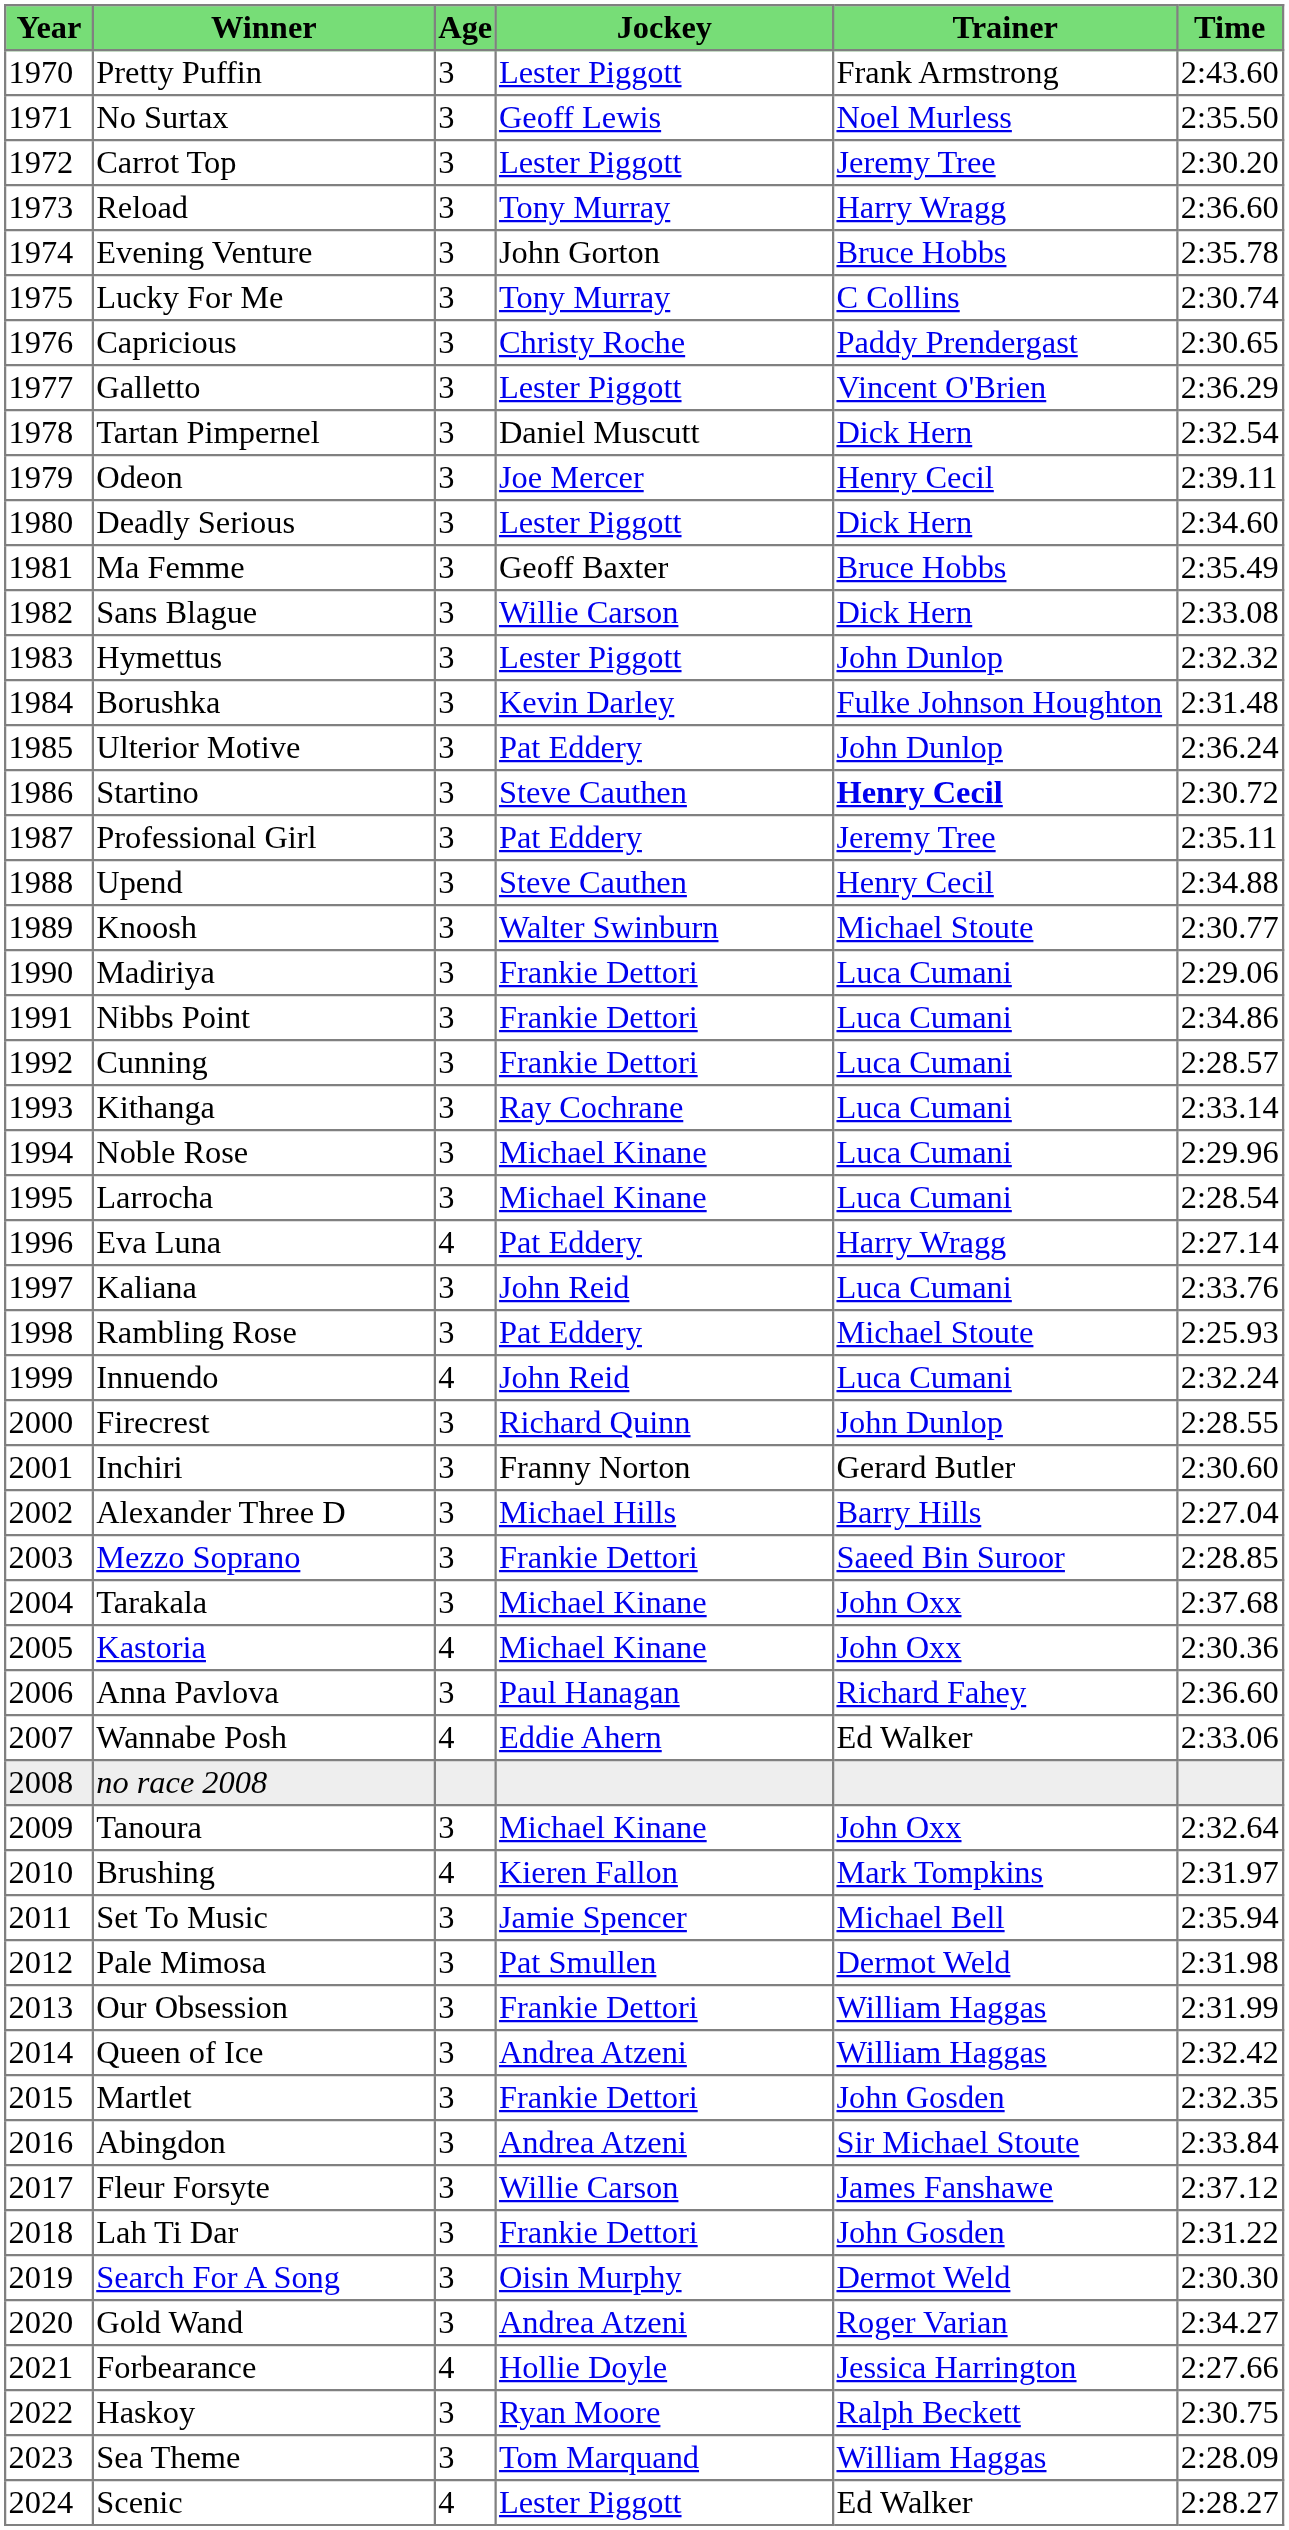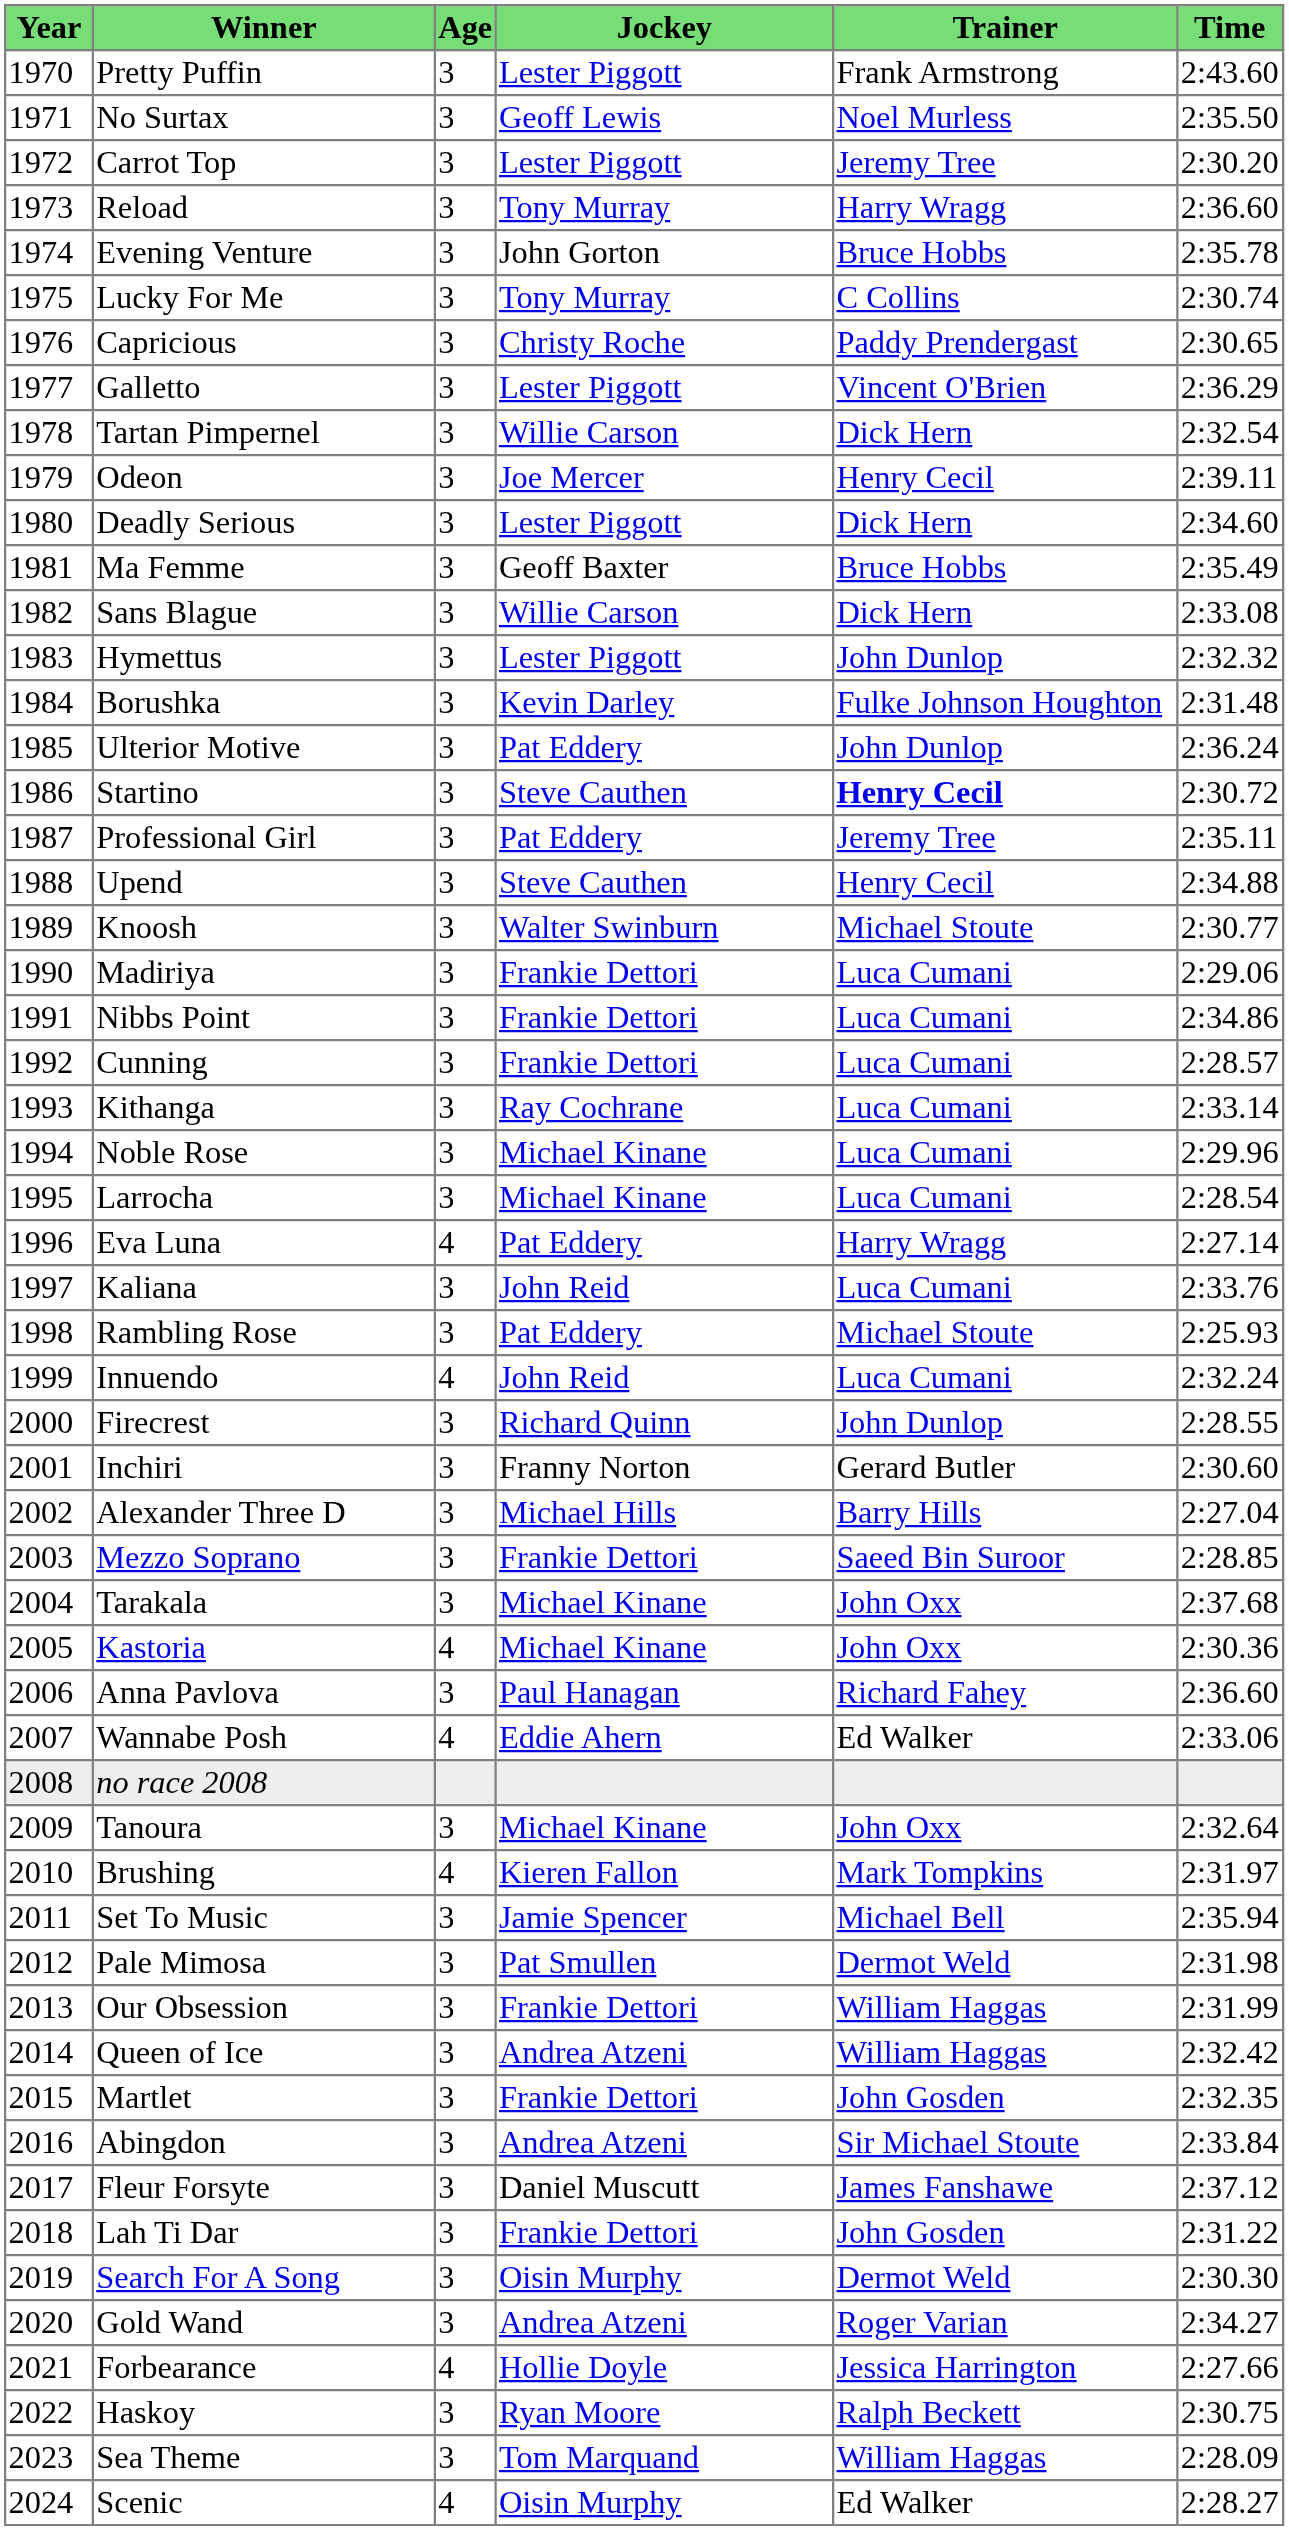(599, 432) Daniel Muscutt -> (589, 432) Willie Carson
(589, 2186) Willie Carson -> (599, 2186) Daniel Muscutt
(590, 2502) Lester Piggott -> (590, 2502) Oisin Murphy
